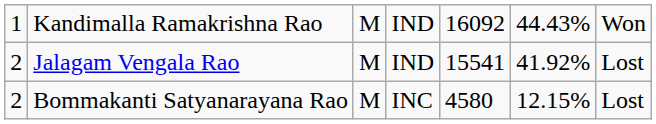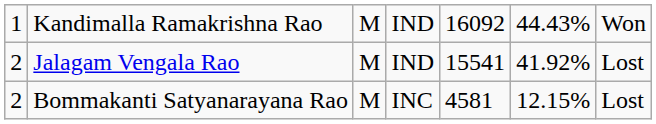(469, 99) 4580 -> (469, 99) 4581
